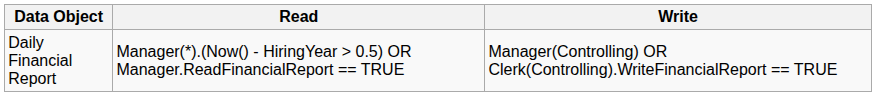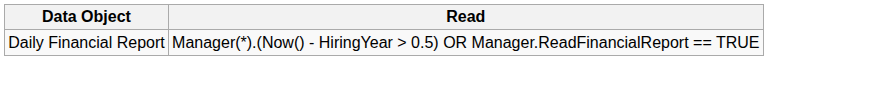- column: (678, 17)
